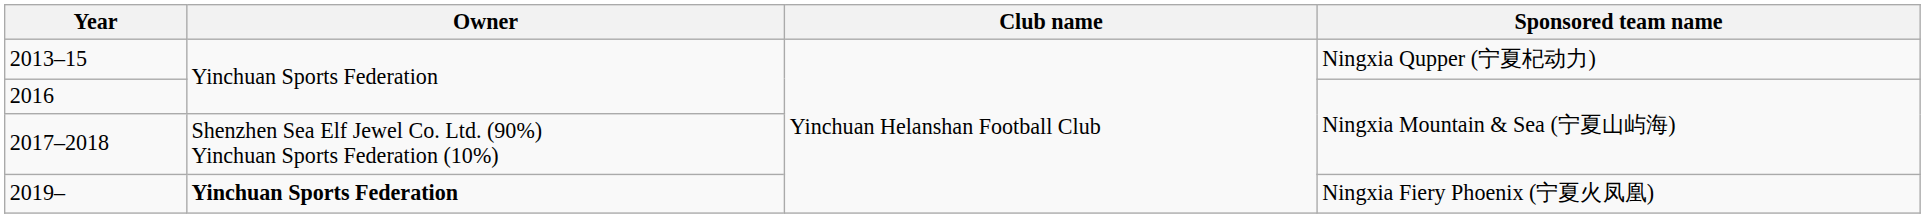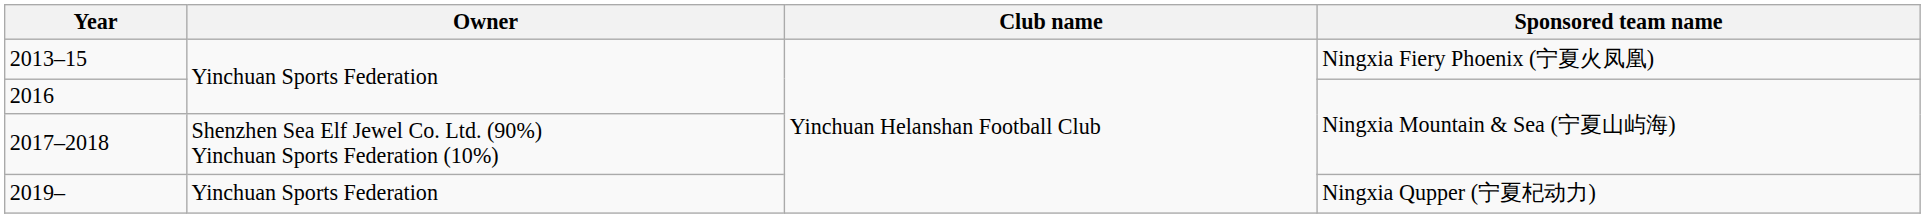(1459, 58) Ningxia Qupper (宁夏杞动力) -> (1488, 58) Ningxia Fiery Phoenix (宁夏火凤凰)
(325, 193) bold -> (315, 193) normal
(1488, 192) Ningxia Fiery Phoenix (宁夏火凤凰) -> (1459, 192) Ningxia Qupper (宁夏杞动力)
